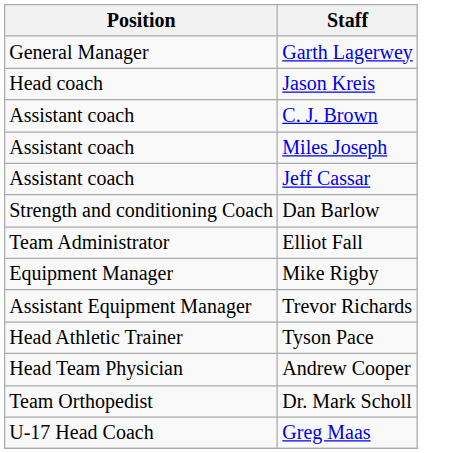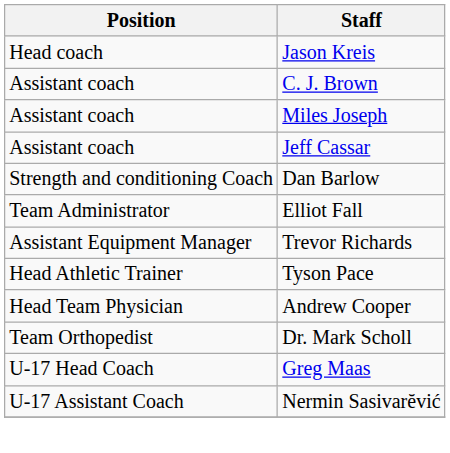- row: (348, 52)
- row: (330, 274)
+ row: (361, 400)
